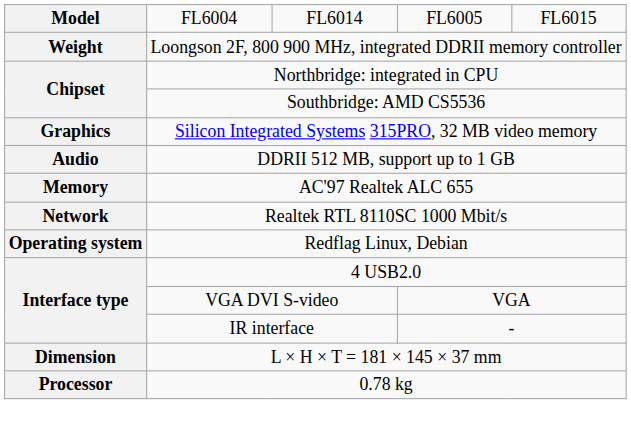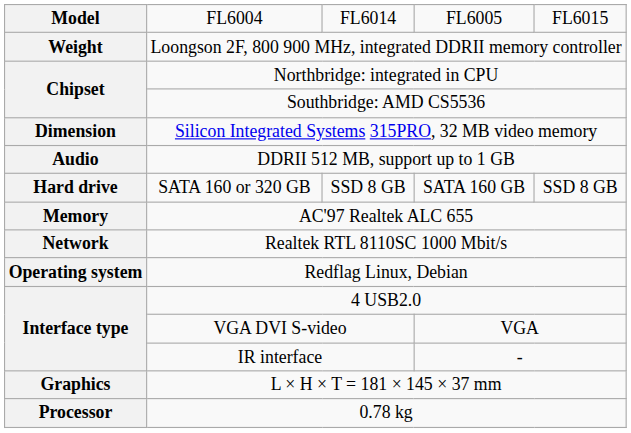(75, 131) Graphics -> (75, 131) Dimension
+ row: (234, 187)
(75, 356) Dimension -> (75, 384) Graphics
